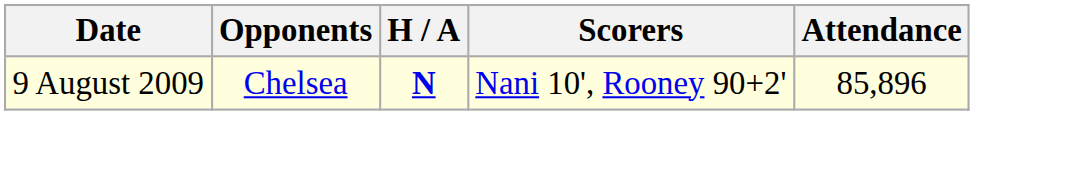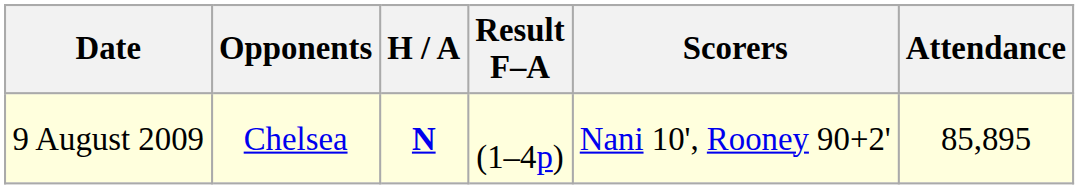+ column: (520, 48)
(882, 82) 85,896 -> (986, 137) 85,895
